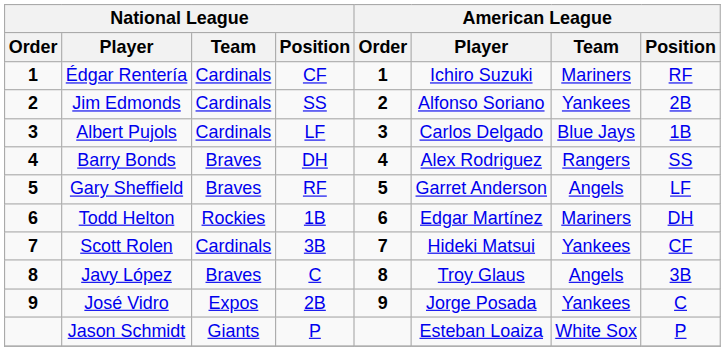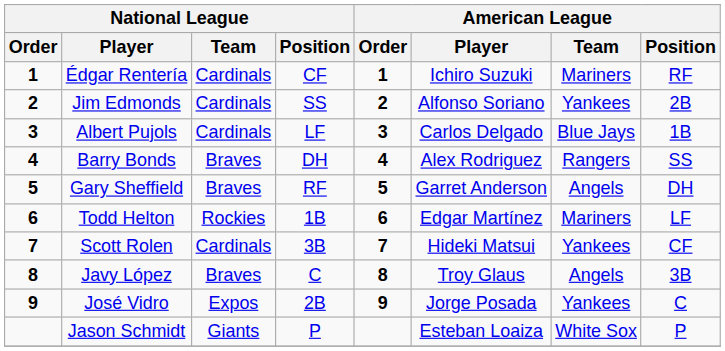(681, 189) LF -> (681, 189) DH
(681, 217) DH -> (681, 217) LF
